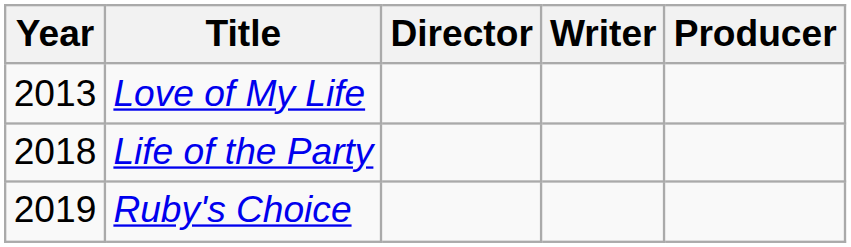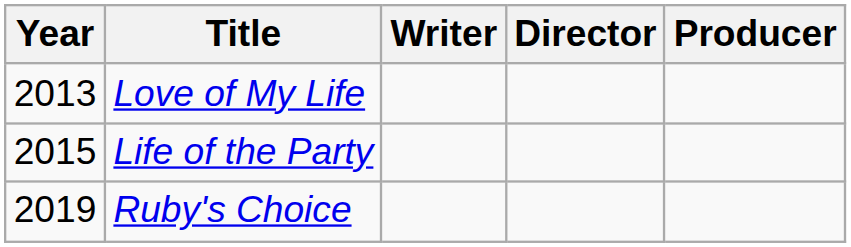columns swapped: (462, 33) <-> (603, 33)
(55, 151) 2018 -> (55, 151) 2015
